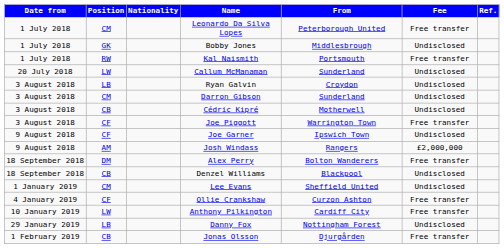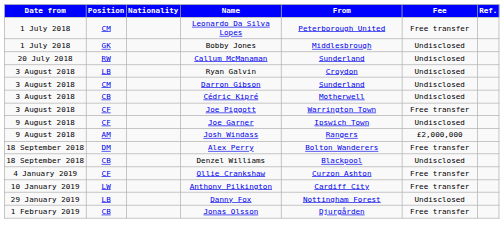- row: (231, 58)
(106, 71) LW -> (106, 58) RW
- row: (231, 186)
